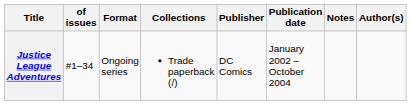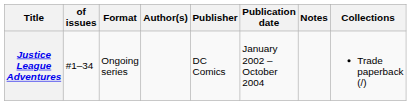columns swapped: (381, 17) <-> (179, 17)
